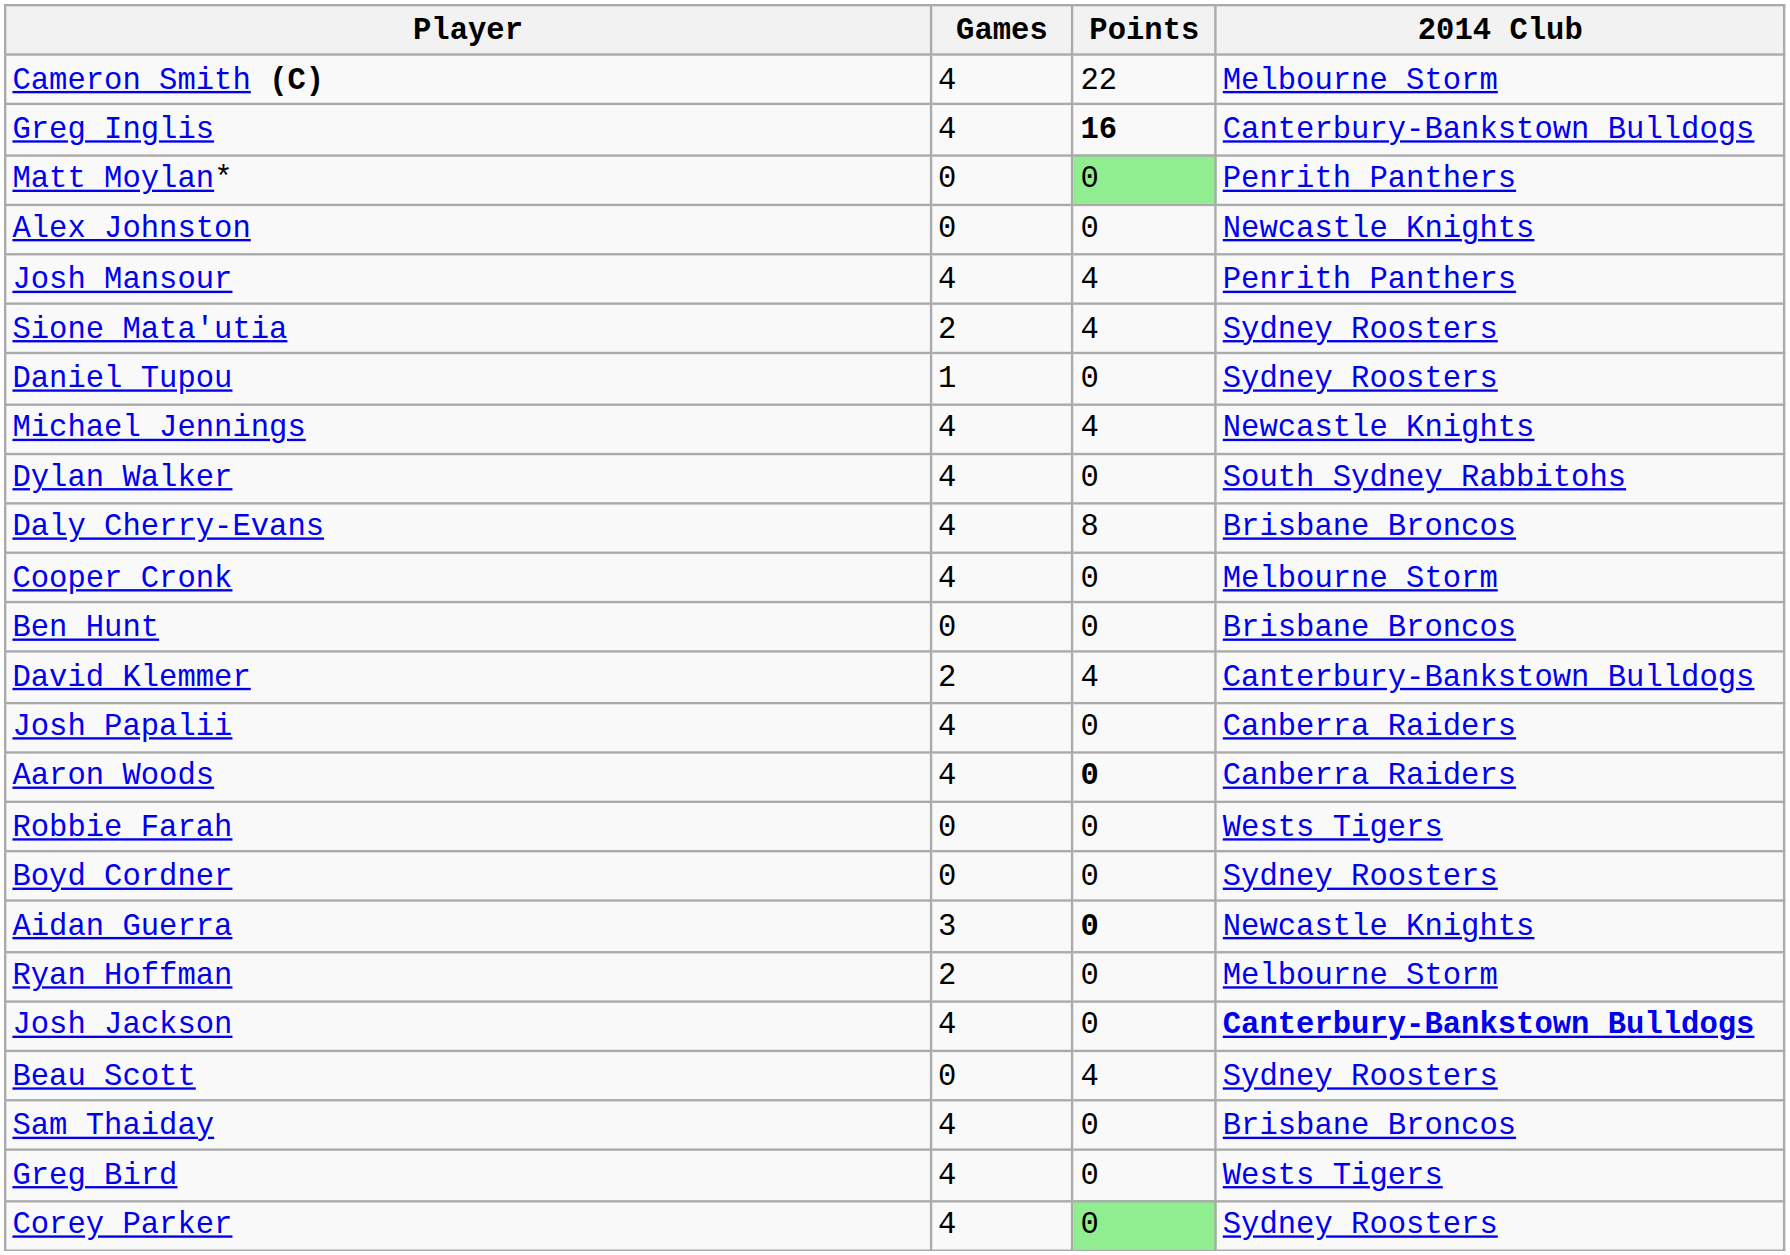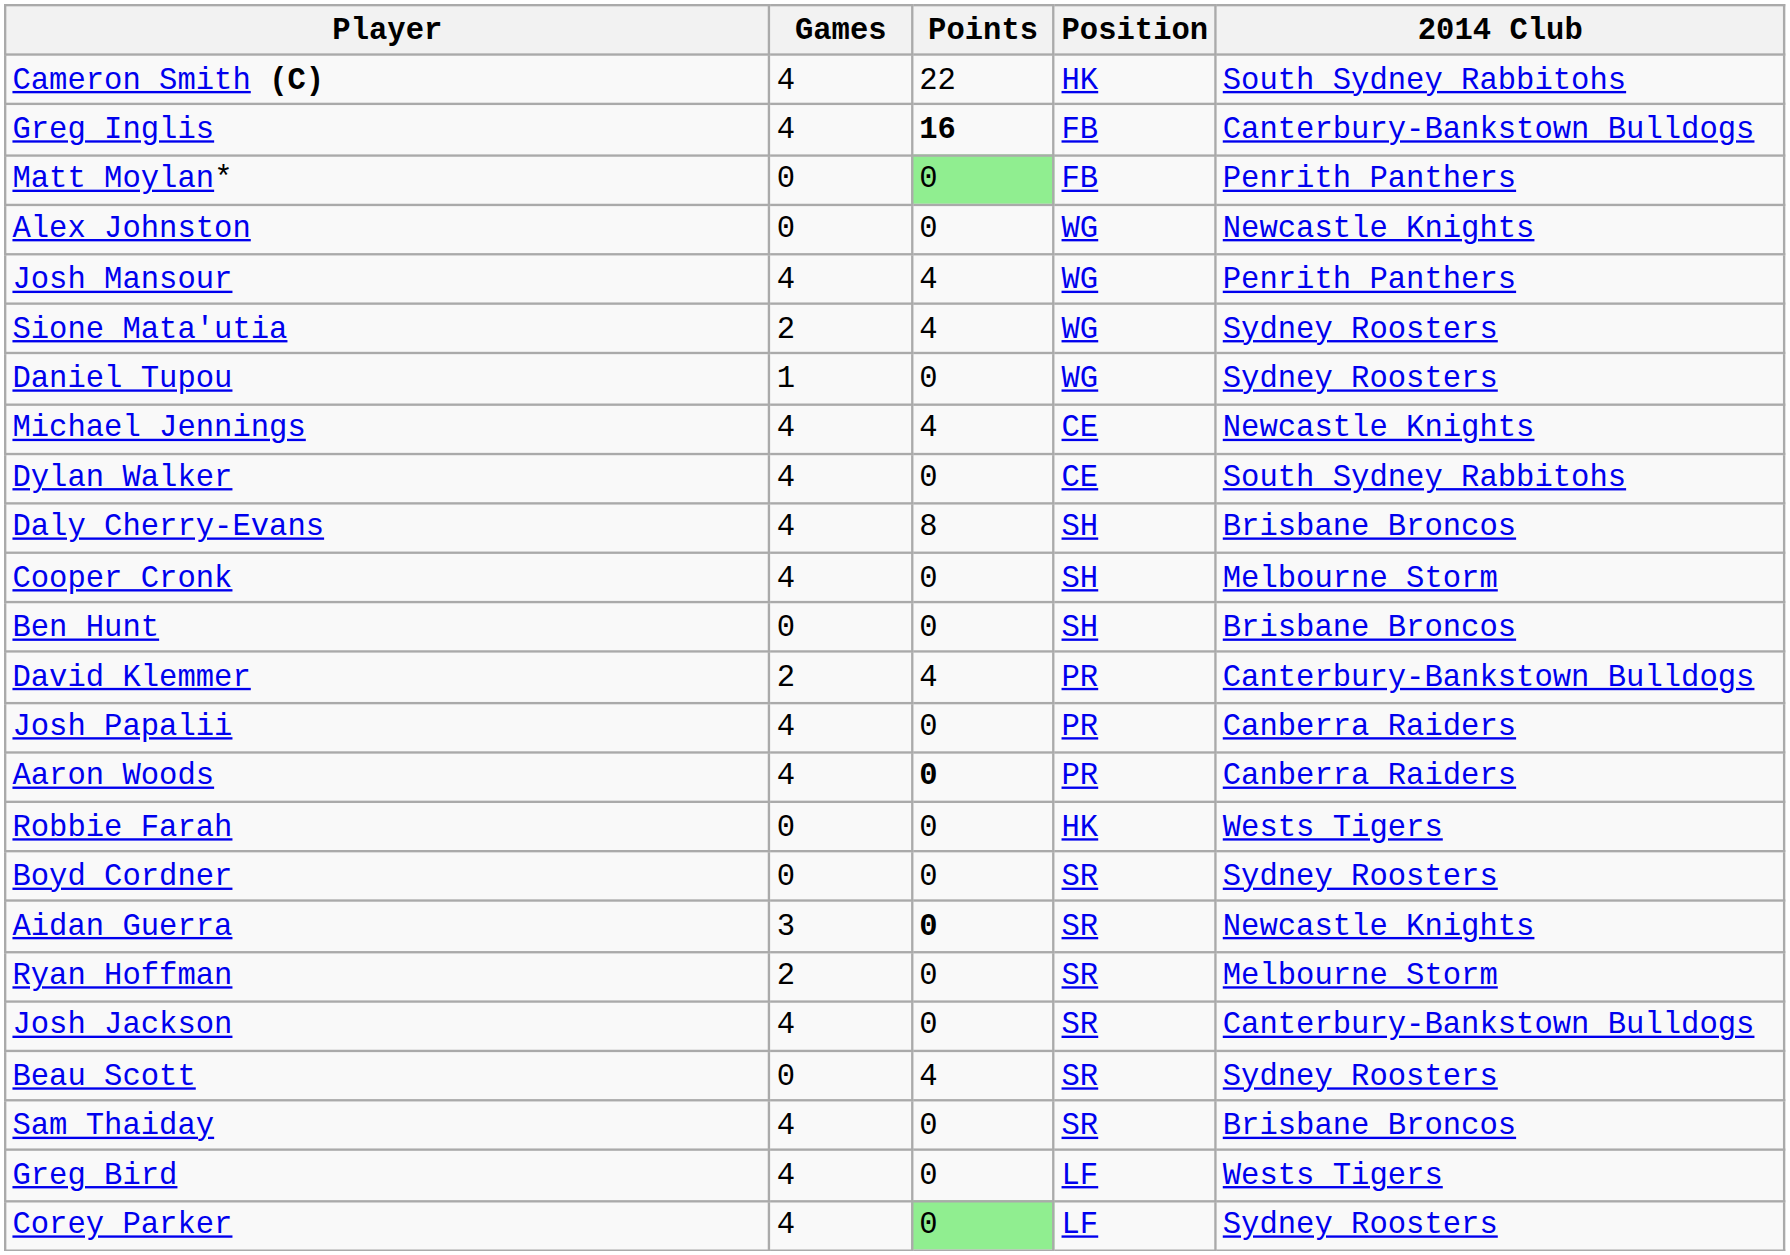+ column: (1135, 30)
(1360, 80) Melbourne Storm -> (1424, 80) South Sydney Rabbitohs
(1489, 1026) bold -> (1489, 1026) normal
